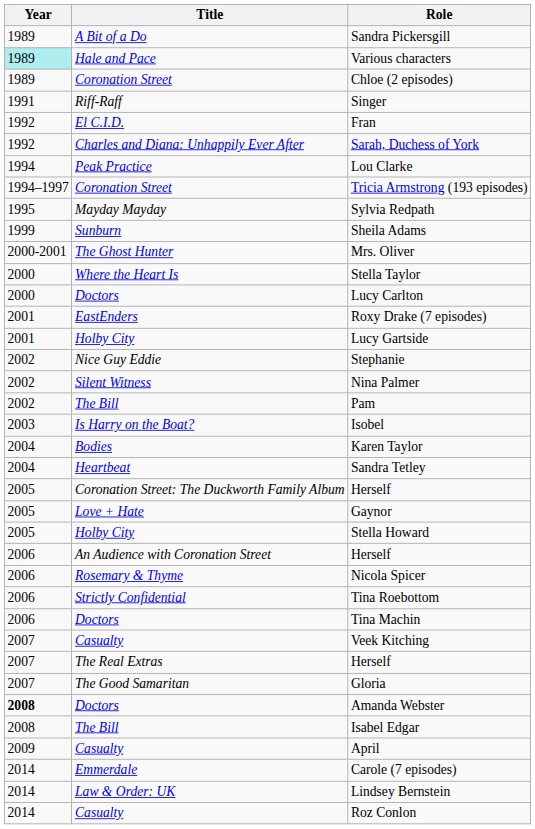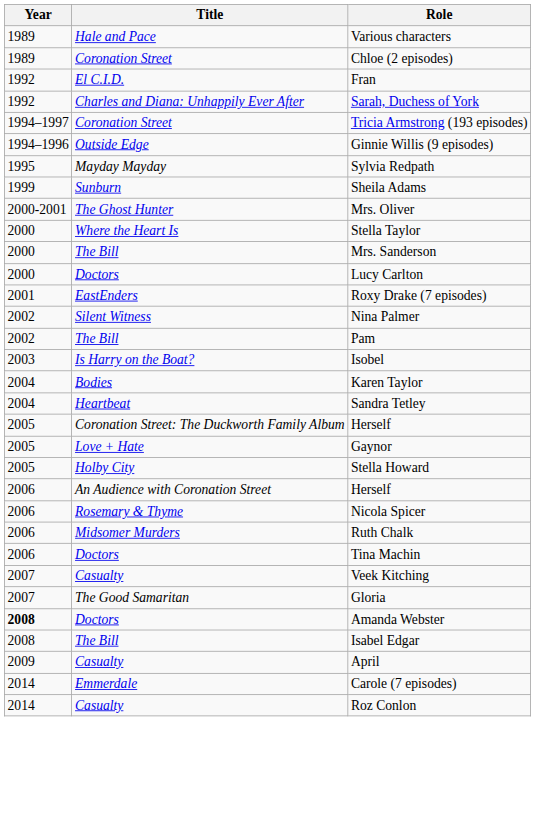- row: (111, 36)
(21, 58) paleturquoise background -> (21, 36) no background
- row: (98, 101)
- row: (113, 166)
+ row: (112, 144)
+ row: (97, 252)
- row: (105, 338)
- row: (118, 360)
+ row: (127, 532)
- row: (130, 597)
- row: (119, 662)
- row: (125, 791)
